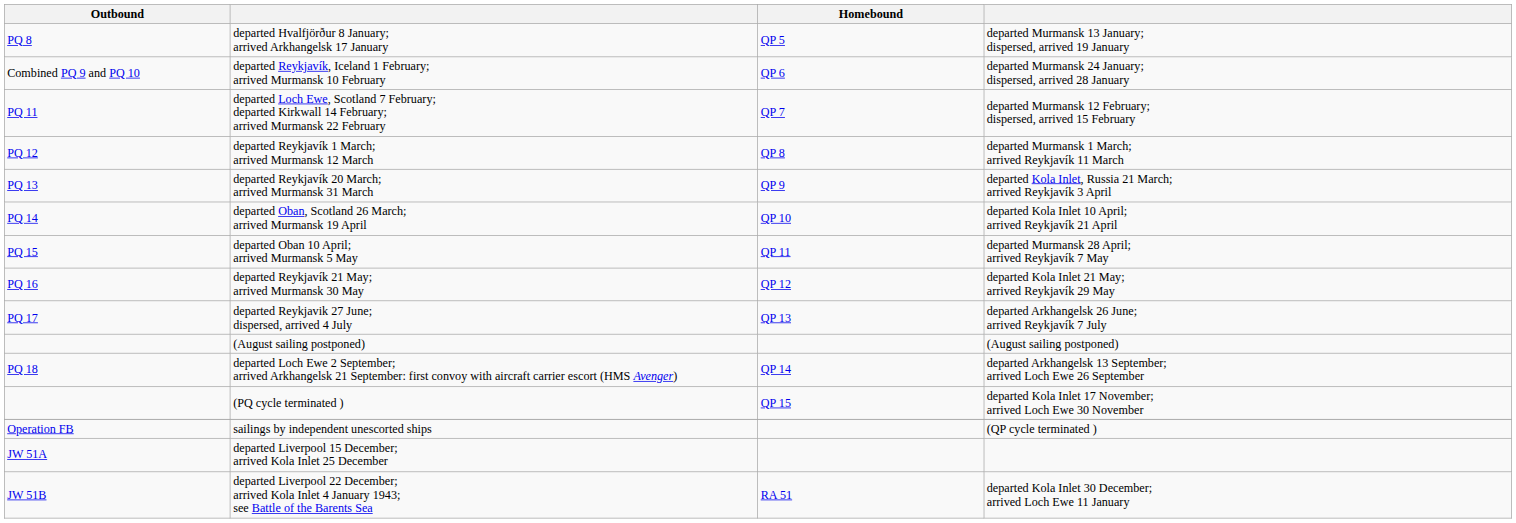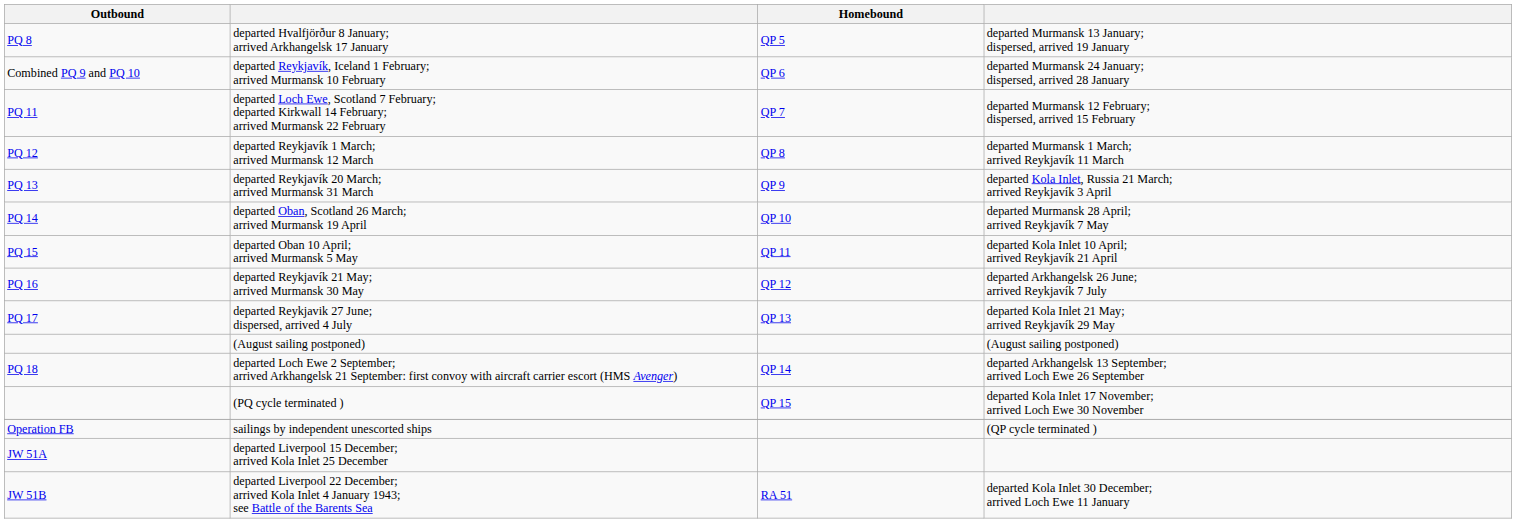(1057, 218) departed Kola Inlet 10 April; arrived Reykjavík 21 April -> (1059, 218) departed Murmansk 28 April; arrived Reykjavík 7 May
(1059, 251) departed Murmansk 28 April; arrived Reykjavík 7 May -> (1057, 251) departed Kola Inlet 10 April; arrived Reykjavík 21 April
(1056, 284) departed Kola Inlet 21 May; arrived Reykjavík 29 May -> (1062, 284) departed Arkhangelsk 26 June; arrived Reykjavík 7 July
(1062, 317) departed Arkhangelsk 26 June; arrived Reykjavík 7 July -> (1056, 317) departed Kola Inlet 21 May; arrived Reykjavík 29 May
